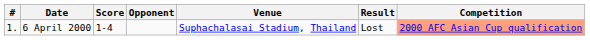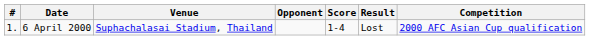columns swapped: (268, 12) <-> (110, 12)
(491, 28) lightsalmon background -> (491, 28) no background
